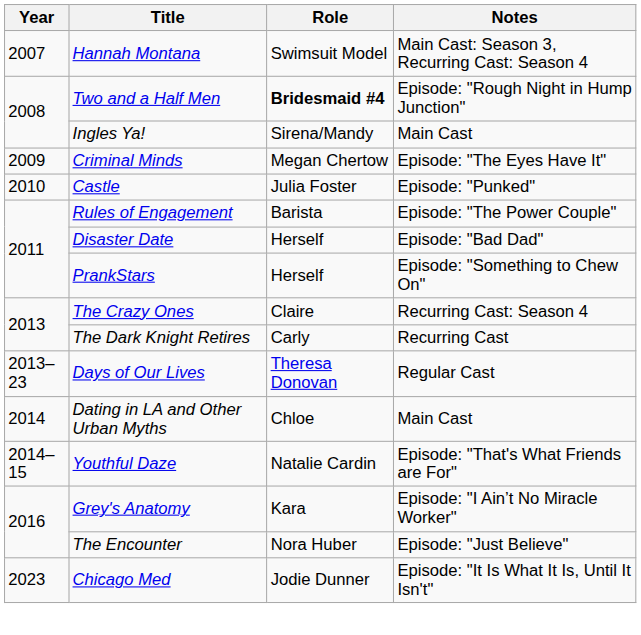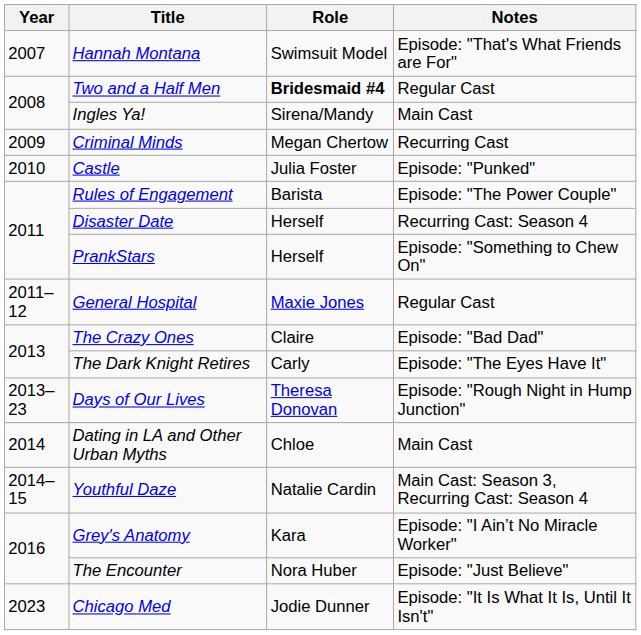(493, 53) Main Cast: Season 3, Recurring Cast: Season 4 -> (509, 53) Episode: "That's What Friends are For"
(515, 98) Episode: "Rough Night in Hump Junction" -> (446, 89) Regular Cast
(502, 160) Episode: "The Eyes Have It" -> (453, 141) Recurring Cast
(470, 239) Episode: "Bad Dad" -> (493, 221) Recurring Cast: Season 4
+ row: (135, 302)
(493, 311) Recurring Cast: Season 4 -> (470, 337) Episode: "Bad Dad"
(453, 337) Recurring Cast -> (502, 364) Episode: "The Eyes Have It"
(446, 373) Regular Cast -> (515, 399) Episode: "Rough Night in Hump Junction"
(509, 463) Episode: "That's What Friends are For" -> (493, 490) Main Cast: Season 3, Recurring Cast: Season 4
